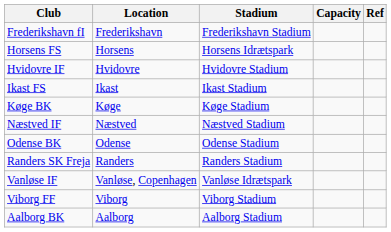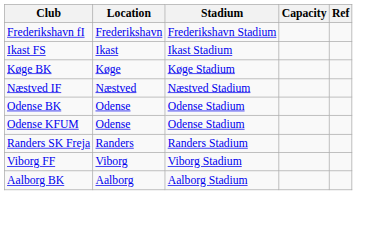- row: (34, 50)
- row: (36, 69)
+ row: (43, 124)
- row: (32, 180)
